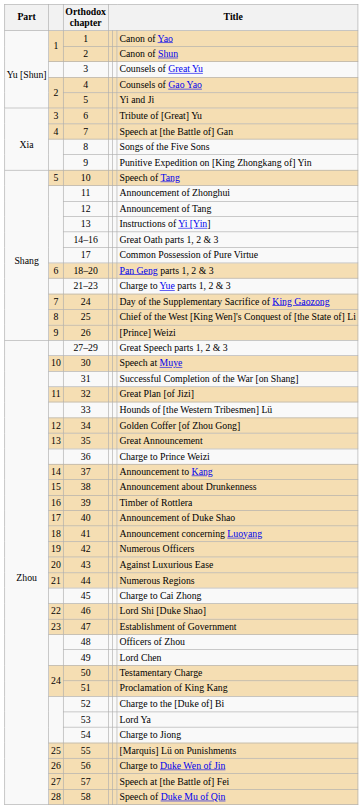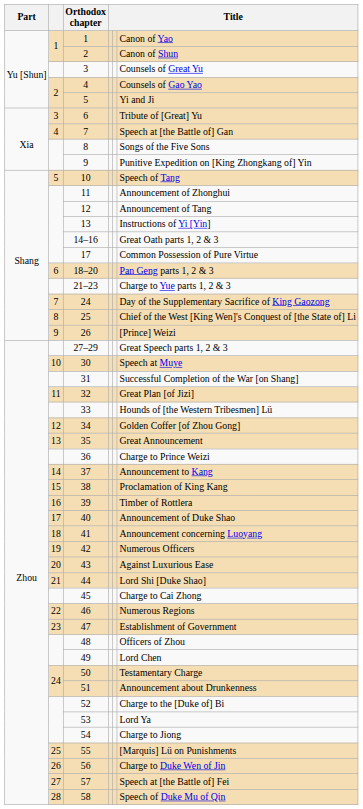(188, 487) Announcement about Drunkenness -> (174, 487) Proclamation of King Kang
(157, 580) Numerous Regions -> (163, 580) Lord Shi [Duke Shao]
(163, 611) Lord Shi [Duke Shao] -> (157, 611) Numerous Regions
(174, 688) Proclamation of King Kang -> (188, 688) Announcement about Drunkenness
